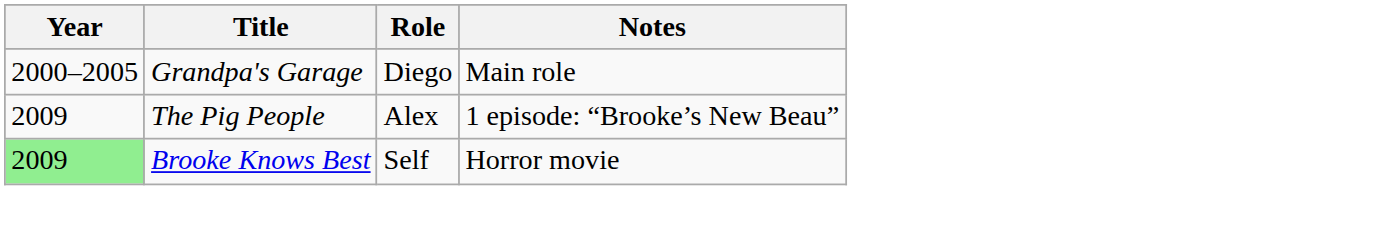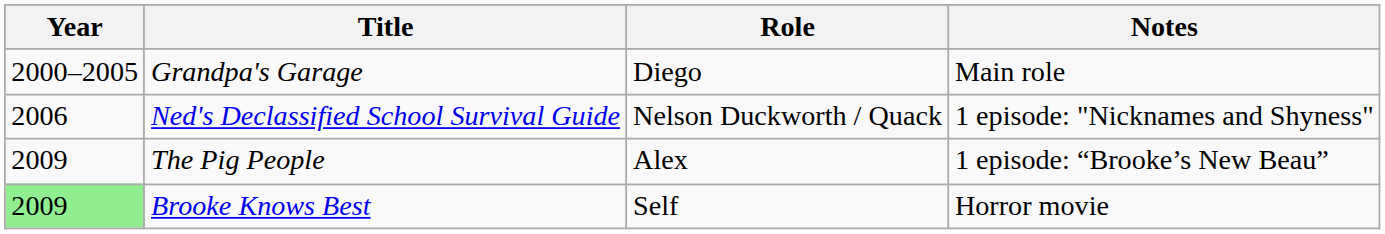+ row: (386, 116)
